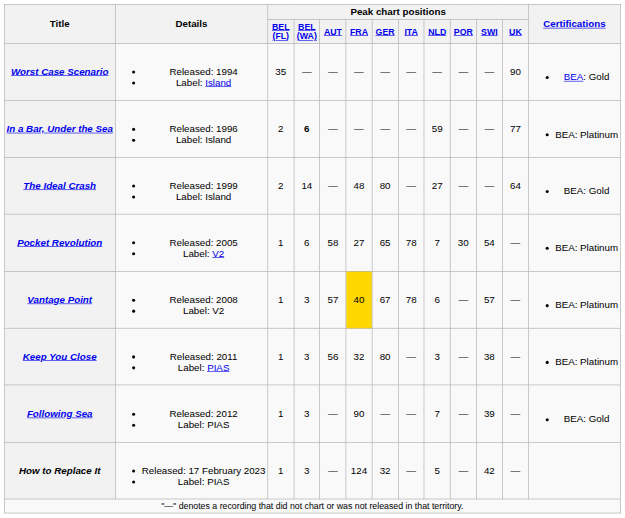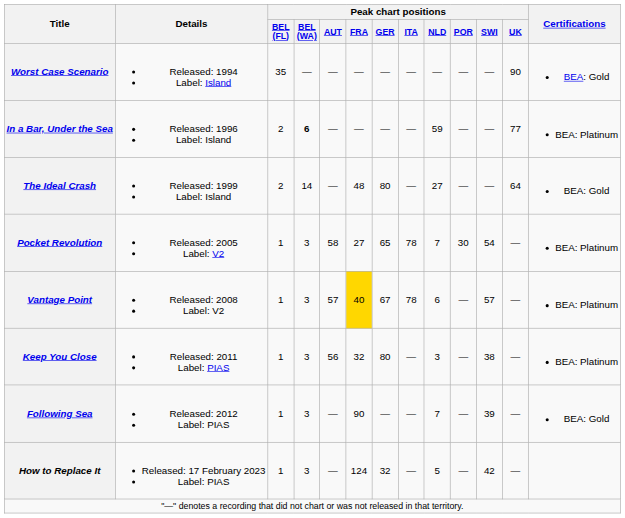(307, 242) 6 -> (307, 242) 3
